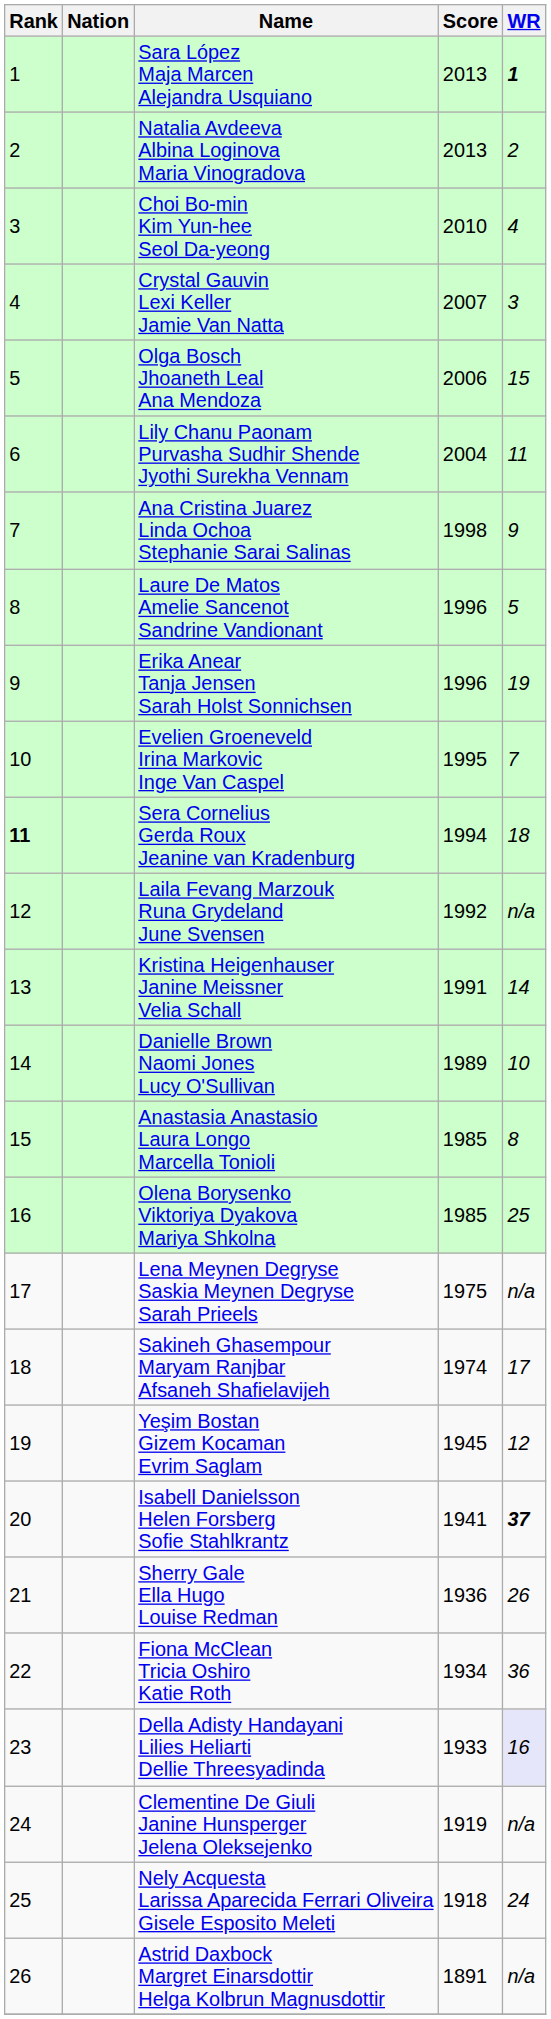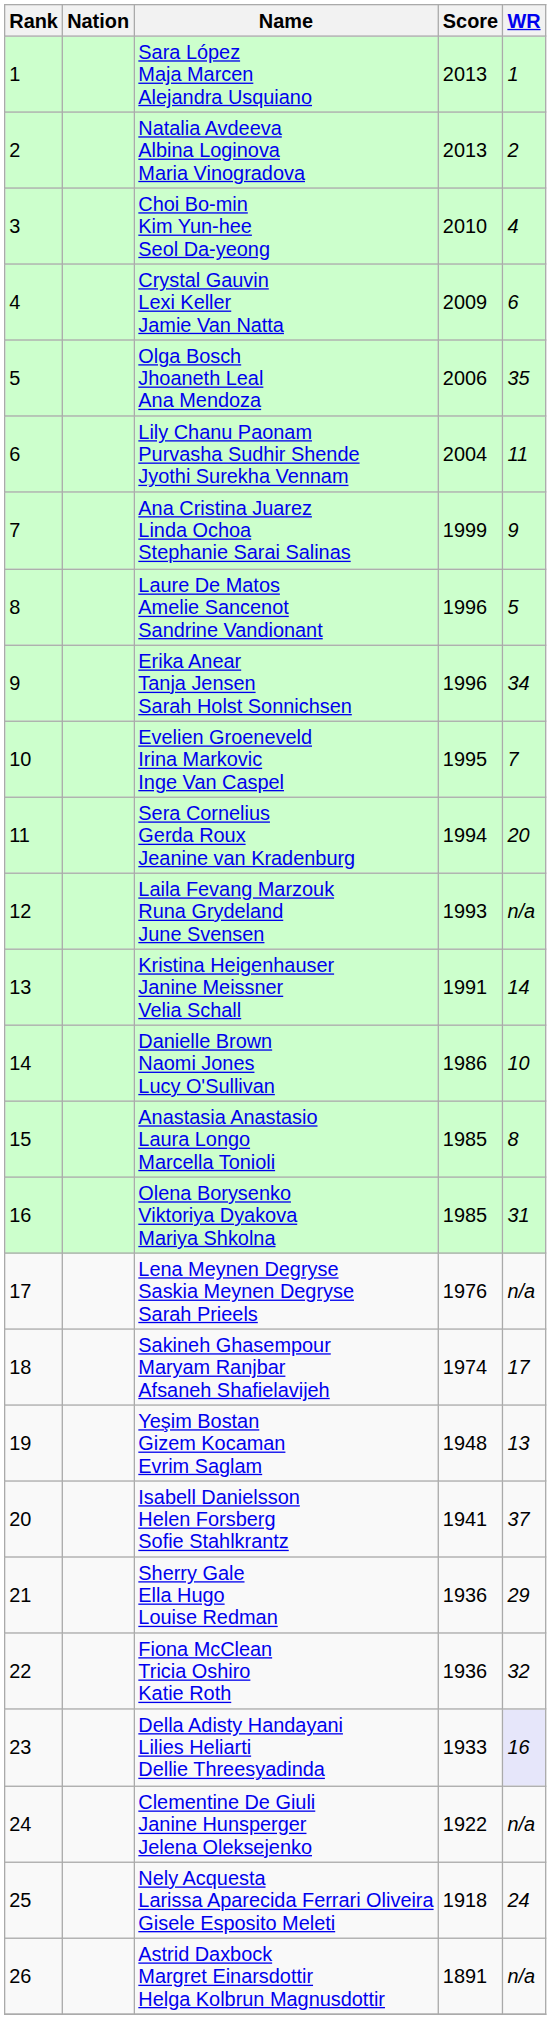(513, 74) bold -> (513, 74) normal
(465, 303) 2007 -> (465, 303) 2009
(513, 303) 3 -> (513, 303) 6
(518, 379) 15 -> (518, 379) 35
(465, 531) 1998 -> (465, 531) 1999
(518, 683) 19 -> (518, 683) 34
(20, 835) bold -> (20, 835) normal
(518, 835) 18 -> (518, 835) 20
(465, 911) 1992 -> (465, 911) 1993
(465, 1063) 1989 -> (465, 1063) 1986
(518, 1215) 25 -> (518, 1215) 31
(465, 1291) 1975 -> (465, 1291) 1976
(465, 1444) 1945 -> (465, 1444) 1948
(518, 1444) 12 -> (518, 1444) 13
(518, 1520) bold -> (518, 1520) normal
(518, 1596) 26 -> (518, 1596) 29
(465, 1672) 1934 -> (465, 1672) 1936
(518, 1672) 36 -> (518, 1672) 32
(465, 1824) 1919 -> (465, 1824) 1922
